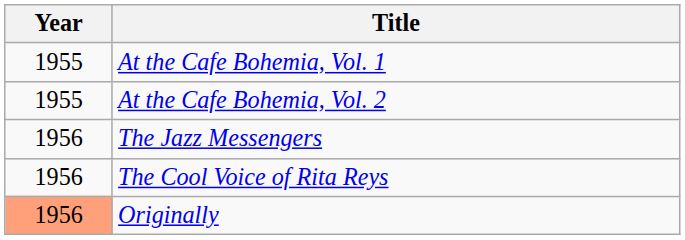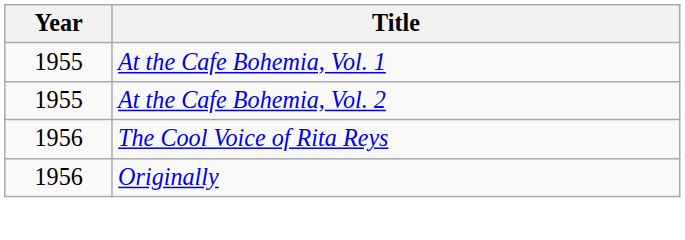- row: (220, 138)
(59, 215) lightsalmon background -> (59, 176) no background
